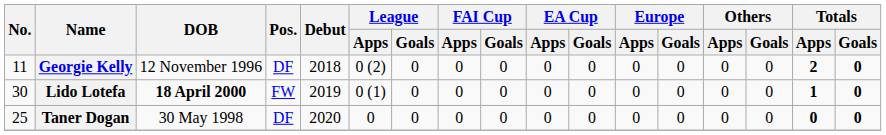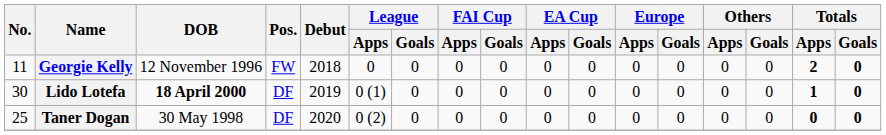(283, 67) DF -> (283, 67) FW
(371, 67) 0 (2) -> (371, 67) 0
(283, 92) FW -> (283, 92) DF
(371, 117) 0 -> (371, 117) 0 (2)
